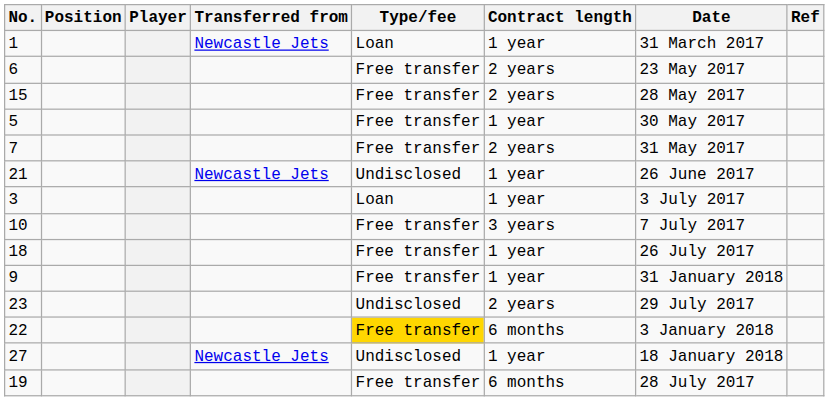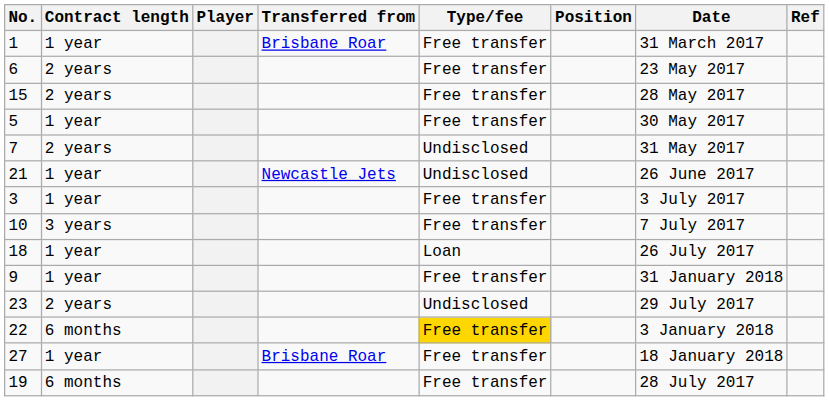columns swapped: (83, 18) <-> (560, 18)
(262, 44) Newcastle Jets -> (324, 44) Brisbane Roar
(375, 44) Loan -> (485, 44) Free transfer
(418, 148) Free transfer -> (476, 148) Undisclosed
(375, 200) Loan -> (485, 200) Free transfer
(418, 252) Free transfer -> (442, 252) Loan
(262, 356) Newcastle Jets -> (324, 356) Brisbane Roar
(408, 356) Undisclosed -> (485, 356) Free transfer
